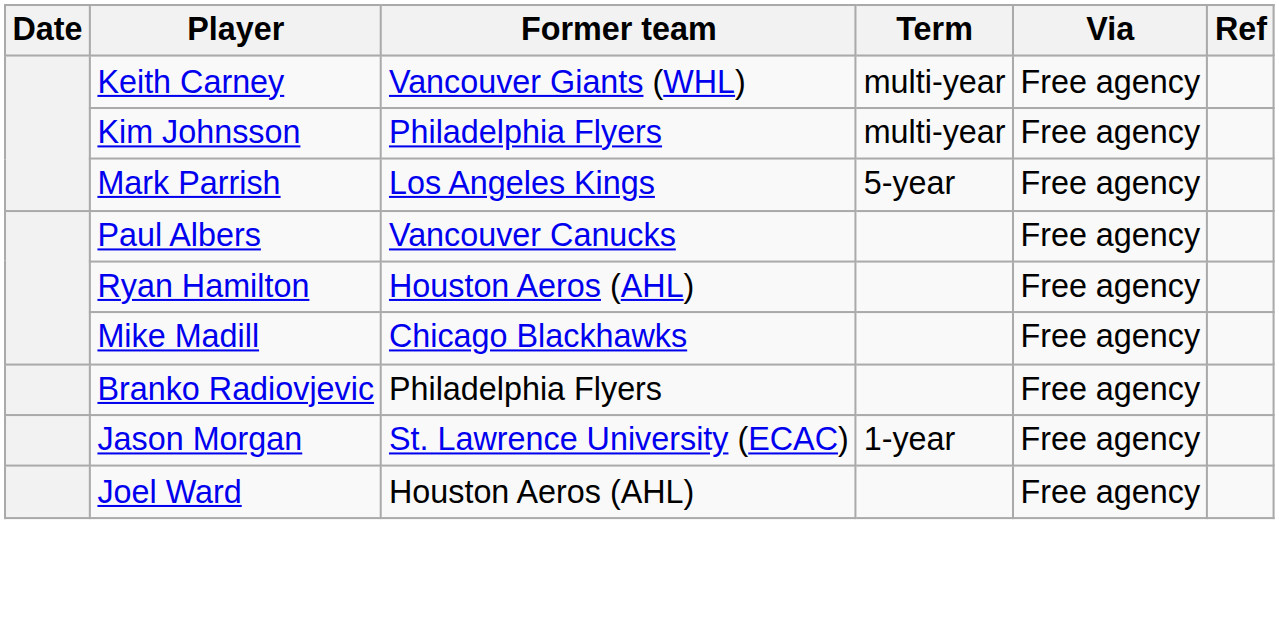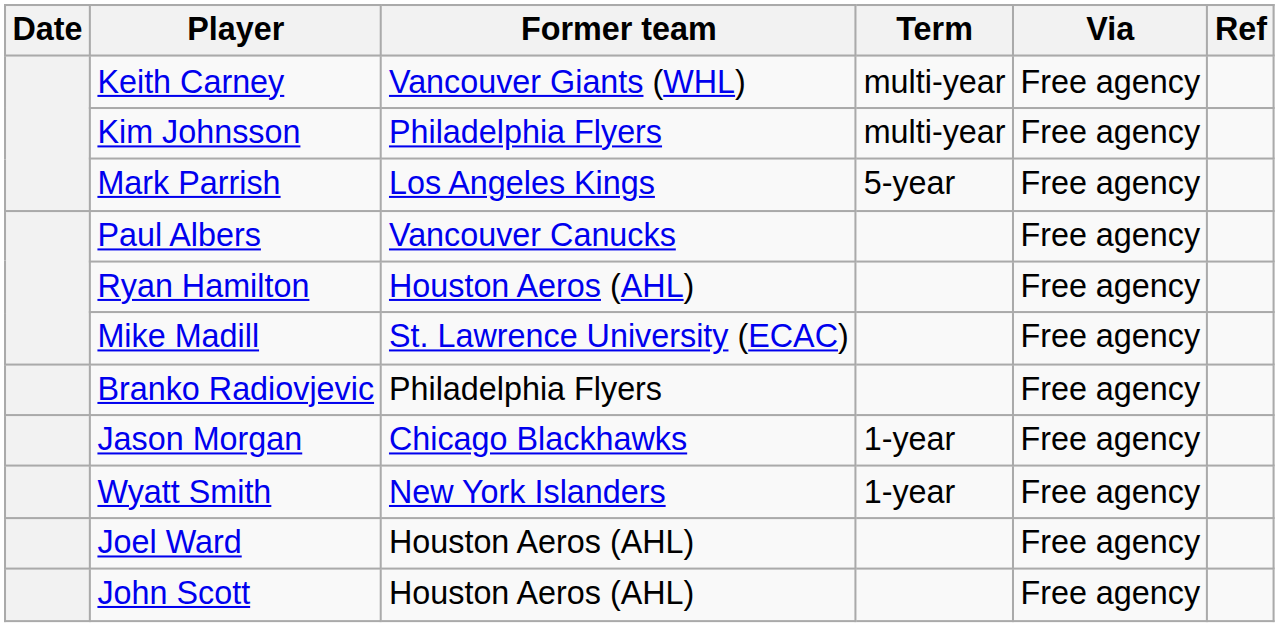(538, 337) Chicago Blackhawks -> (619, 337) St. Lawrence University (ECAC)
(619, 440) St. Lawrence University (ECAC) -> (538, 440) Chicago Blackhawks
+ row: (184, 491)
+ row: (174, 593)
